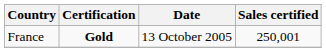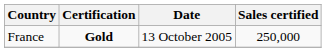(278, 36) 250,001 -> (278, 36) 250,000
